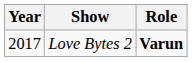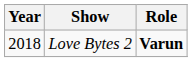(25, 43) 2017 -> (25, 43) 2018
